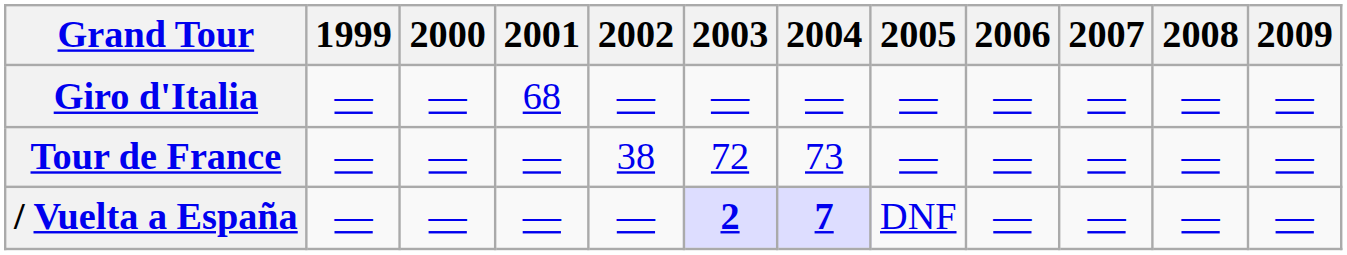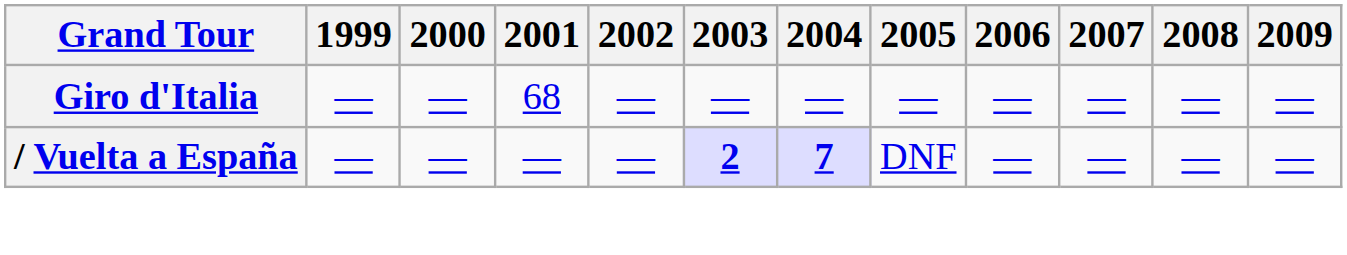- row: (156, 156)
